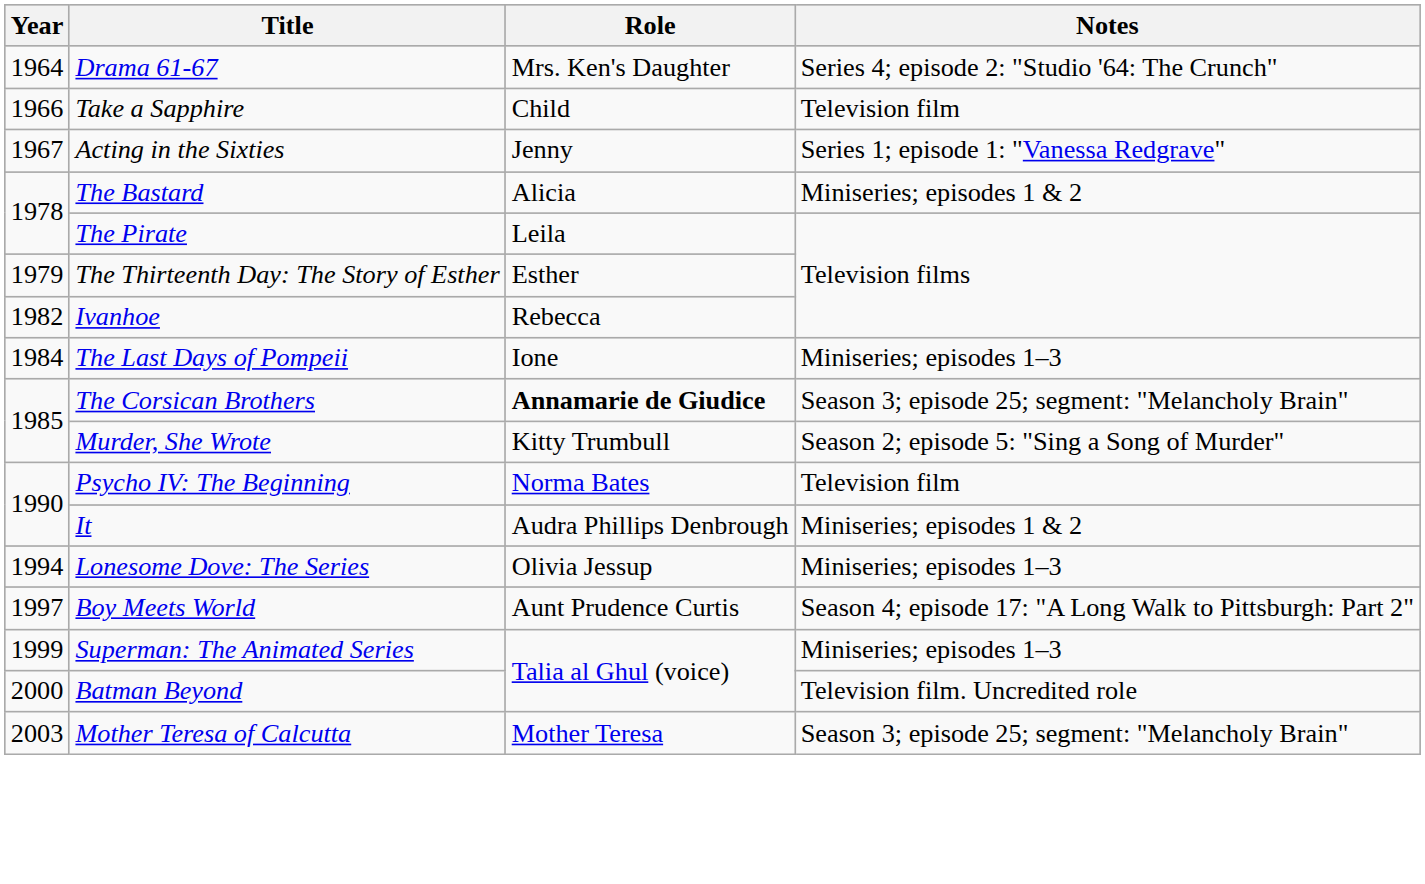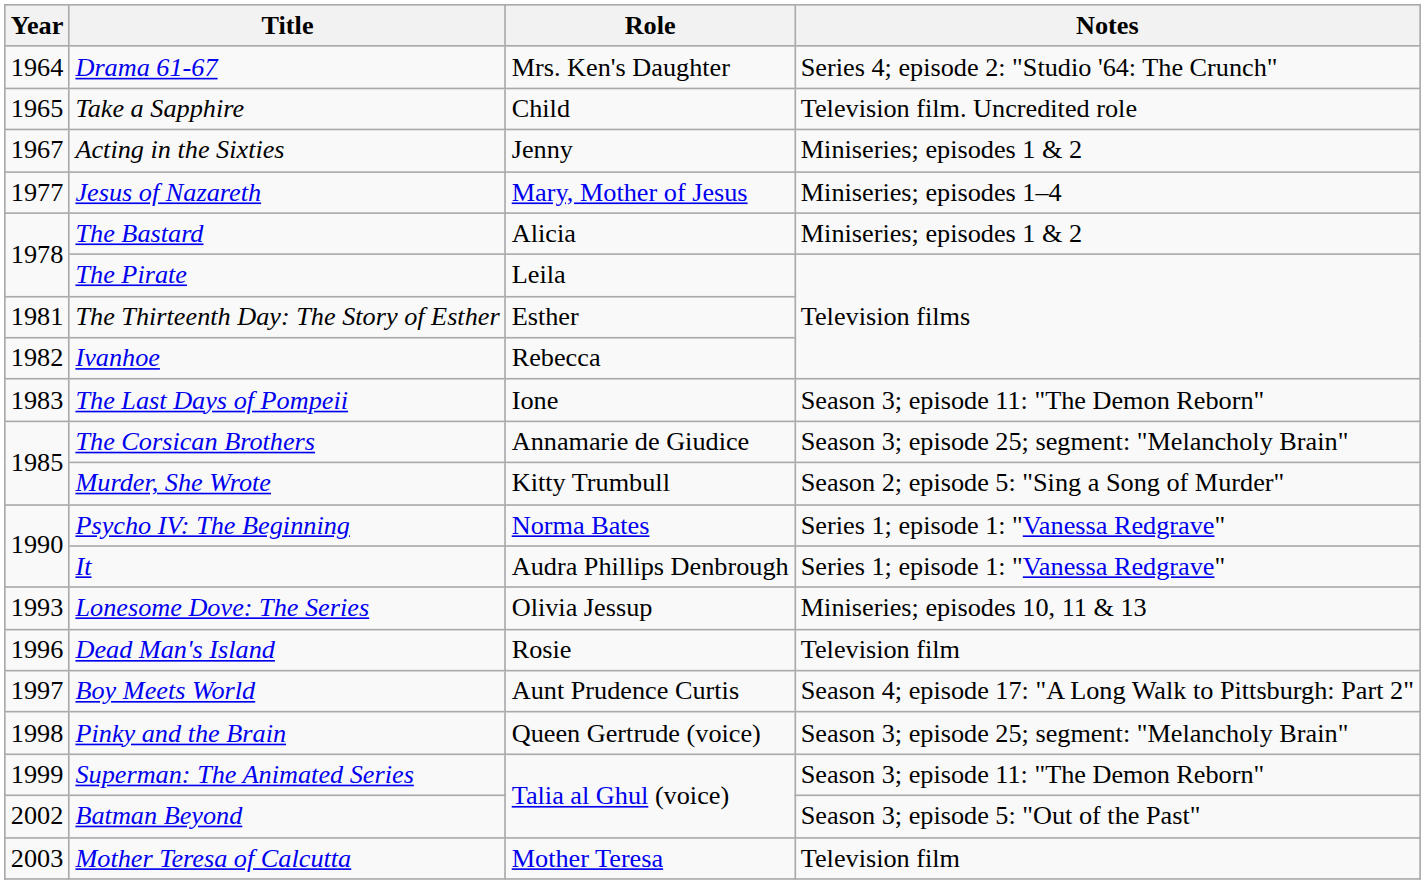(37, 108) 1966 -> (37, 108) 1965
(880, 108) Television film -> (969, 108) Television film. Uncredited role
(1013, 150) Series 1; episode 1: "Vanessa Redgrave" -> (941, 150) Miniseries; episodes 1 & 2
+ row: (168, 191)
(37, 274) 1979 -> (37, 316) 1981
(37, 358) 1984 -> (37, 399) 1983
(931, 358) Miniseries; episodes 1–3 -> (1033, 399) Season 3; episode 11: "The Demon Reborn"
(639, 399) bold -> (630, 441) normal
(880, 483) Television film -> (1013, 524) Series 1; episode 1: "Vanessa Redgrave"
(941, 524) Miniseries; episodes 1 & 2 -> (1013, 566) Series 1; episode 1: "Vanessa Redgrave"
(37, 566) 1994 -> (37, 607) 1993
(931, 566) Miniseries; episodes 1–3 -> (974, 607) Miniseries; episodes 10, 11 & 13
+ row: (175, 649)
+ row: (181, 732)
(931, 649) Miniseries; episodes 1–3 -> (1033, 774) Season 3; episode 11: "The Demon Reborn"
(37, 691) 2000 -> (37, 815) 2002
(969, 691) Television film. Uncredited role -> (1001, 815) Season 3; episode 5: "Out of the Past"
(1075, 732) Season 3; episode 25; segment: "Melancholy Brain" -> (880, 857) Television film
